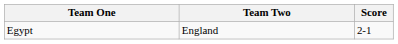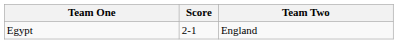columns swapped: (267, 13) <-> (374, 13)
